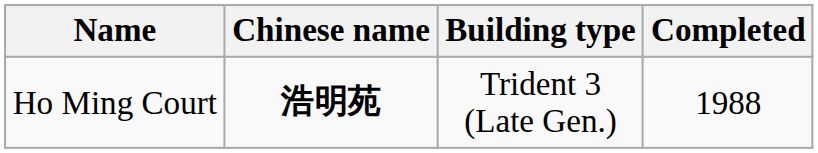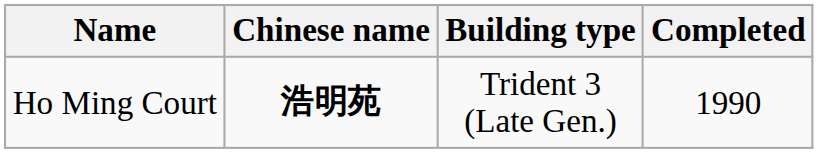(728, 101) 1988 -> (728, 101) 1990
